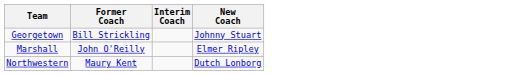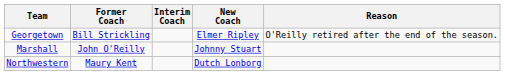+ column: (382, 16)
(228, 35) Johnny Stuart -> (228, 35) Elmer Ripley
(228, 49) Elmer Ripley -> (228, 49) Johnny Stuart
